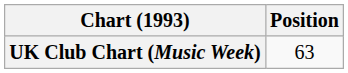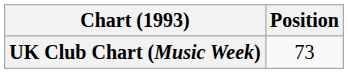(304, 52) 63 -> (304, 52) 73
